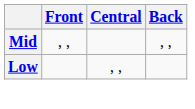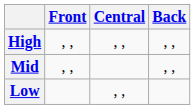+ row: (25, 41)
